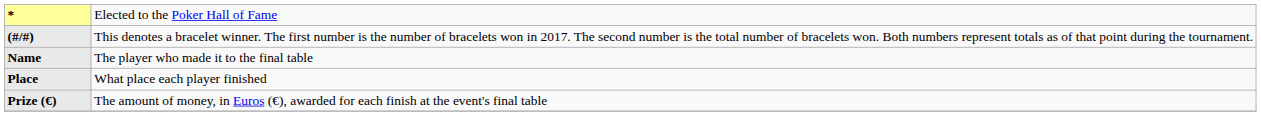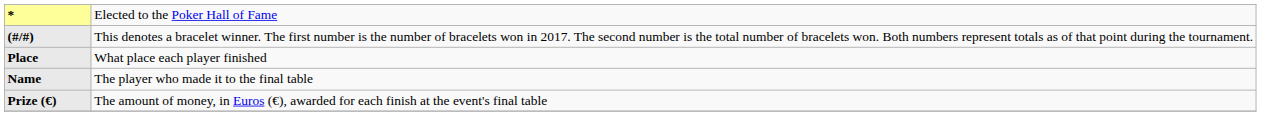rows swapped: (23, 79) <-> (24, 57)
